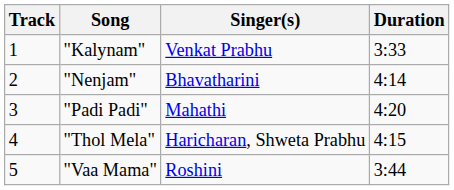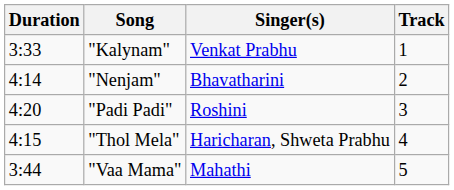columns swapped: (32, 19) <-> (409, 19)
(196, 109) Mahathi -> (218, 109) Roshini
(194, 170) Roshini -> (220, 170) Mahathi
